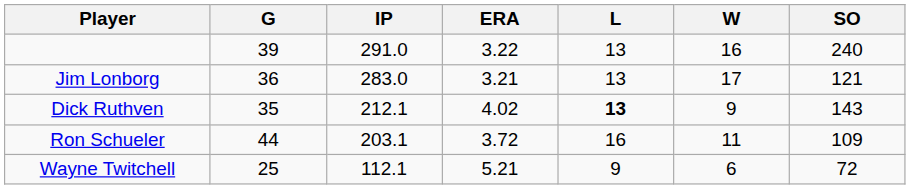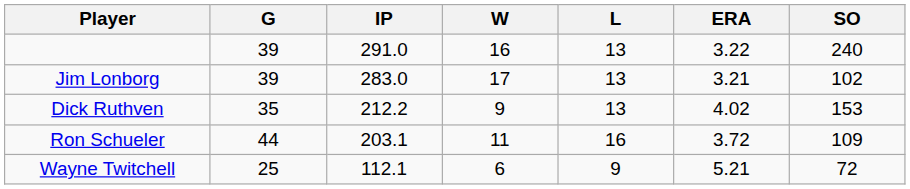columns swapped: (731, 19) <-> (500, 19)
(268, 79) 36 -> (268, 79) 39
(847, 79) 121 -> (847, 79) 102
(384, 109) 212.1 -> (384, 109) 212.2
(616, 109) bold -> (616, 109) normal
(847, 109) 143 -> (847, 109) 153
